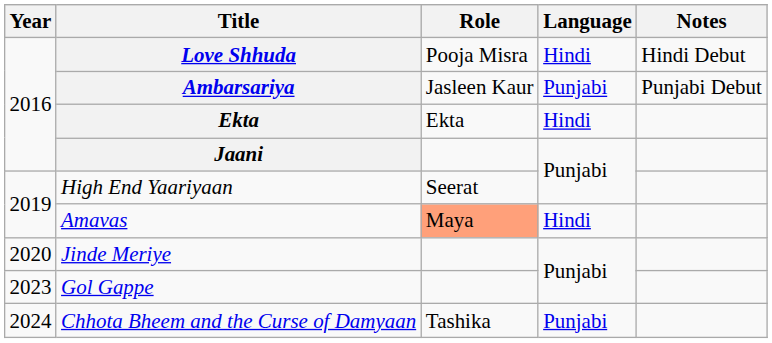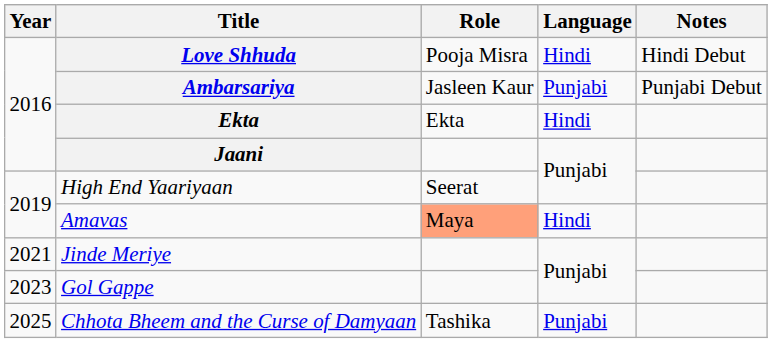(30, 253) 2020 -> (30, 253) 2021
(30, 320) 2024 -> (30, 320) 2025
